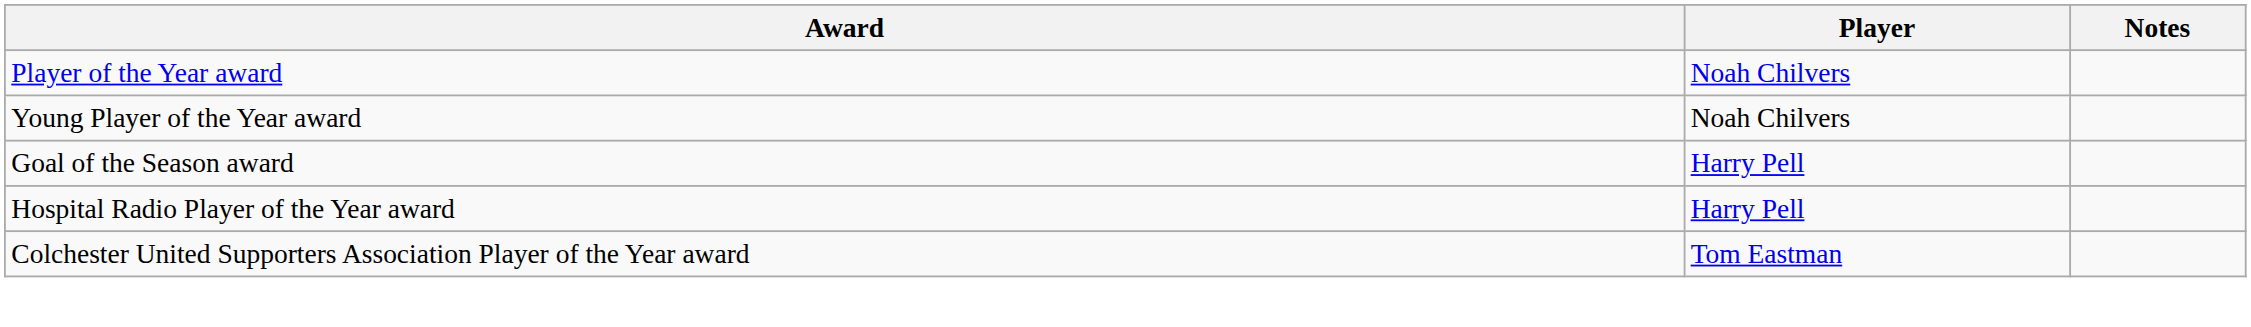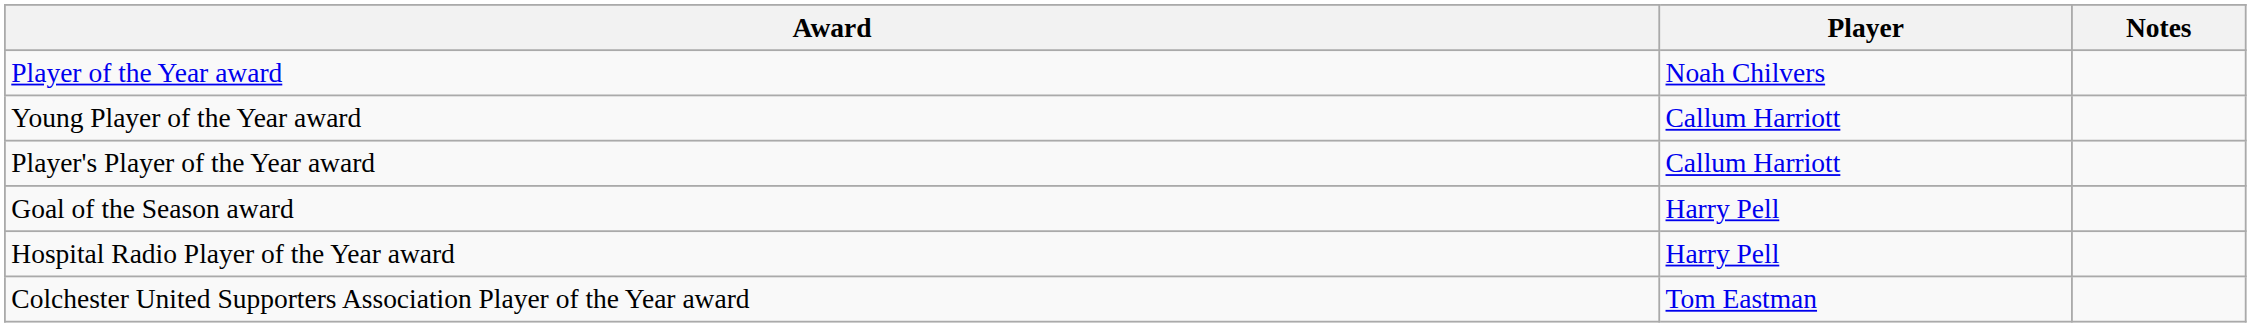(1770, 118) Noah Chilvers -> (1753, 118) Callum Harriott
+ row: (193, 163)
